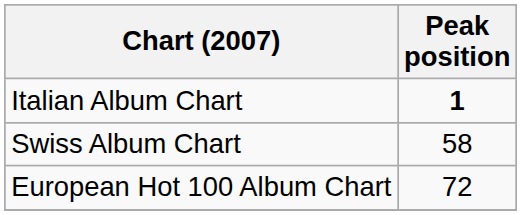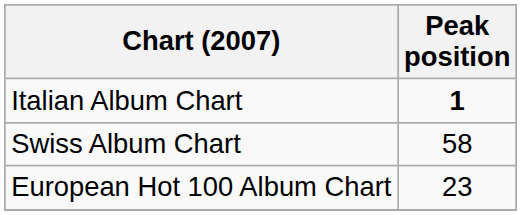(457, 187) 72 -> (457, 187) 23
